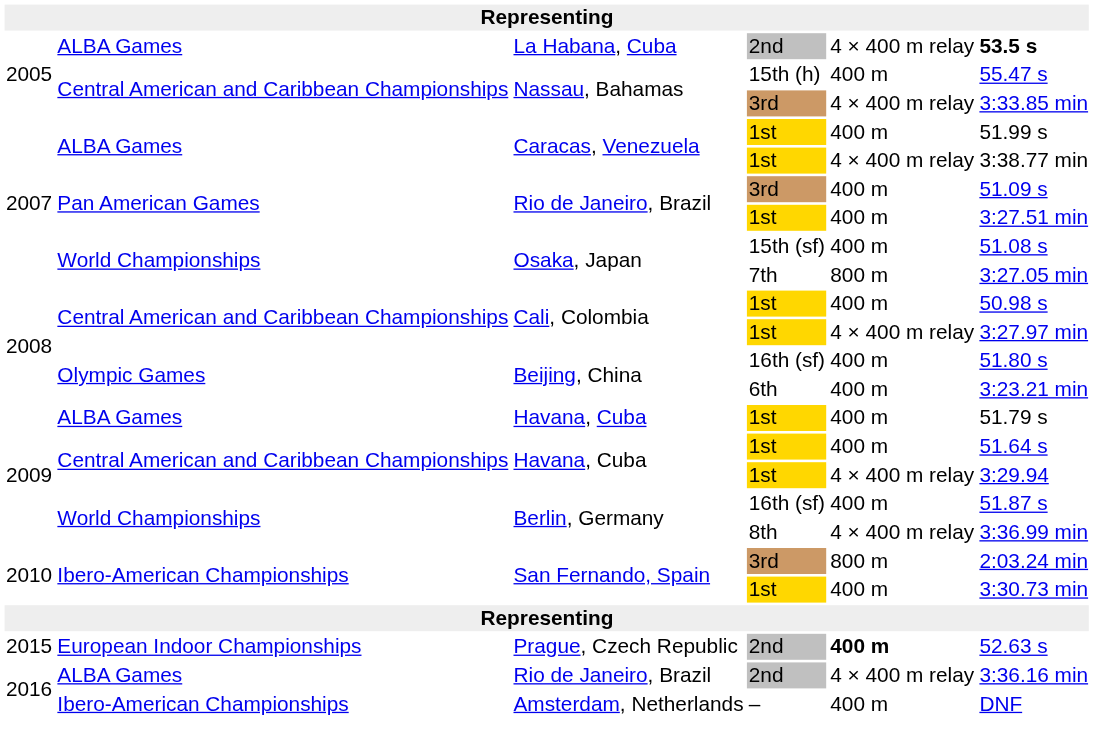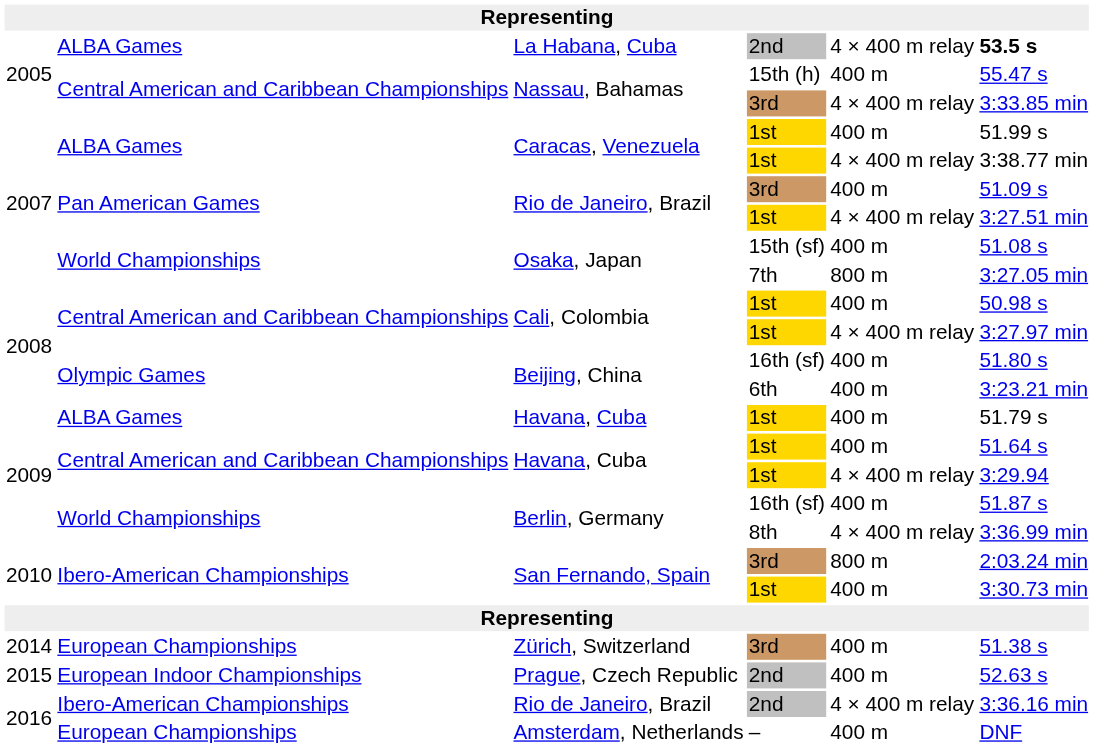(859, 217) 400 m -> (902, 217) 4 × 400 m relay
+ row: (602, 646)
(860, 646) bold -> (859, 675) normal
(120, 675) ALBA Games -> (203, 703) Ibero-American Championships
(203, 703) Ibero-American Championships -> (177, 732) European Championships
